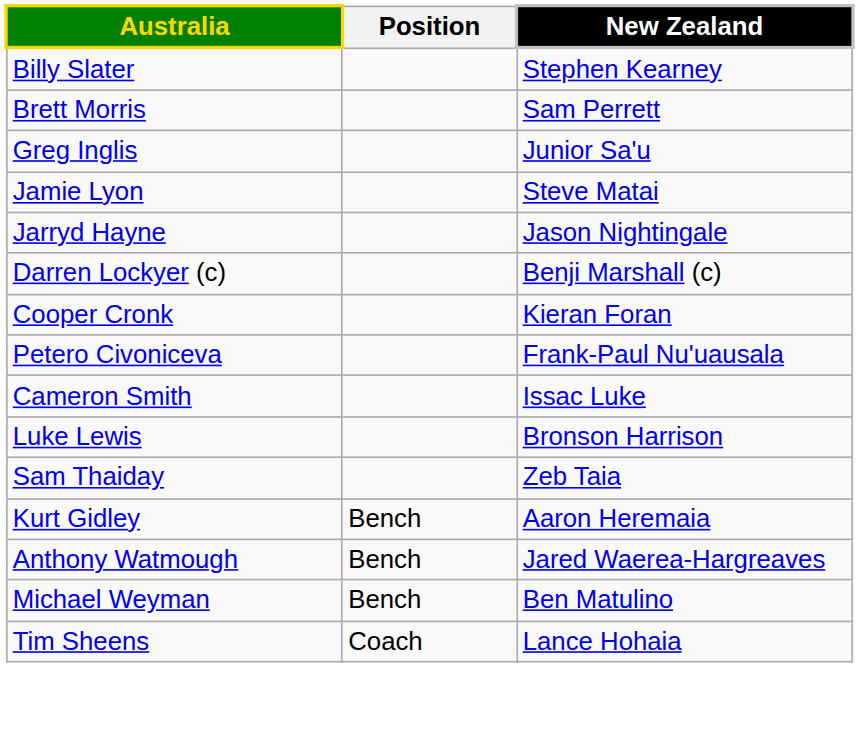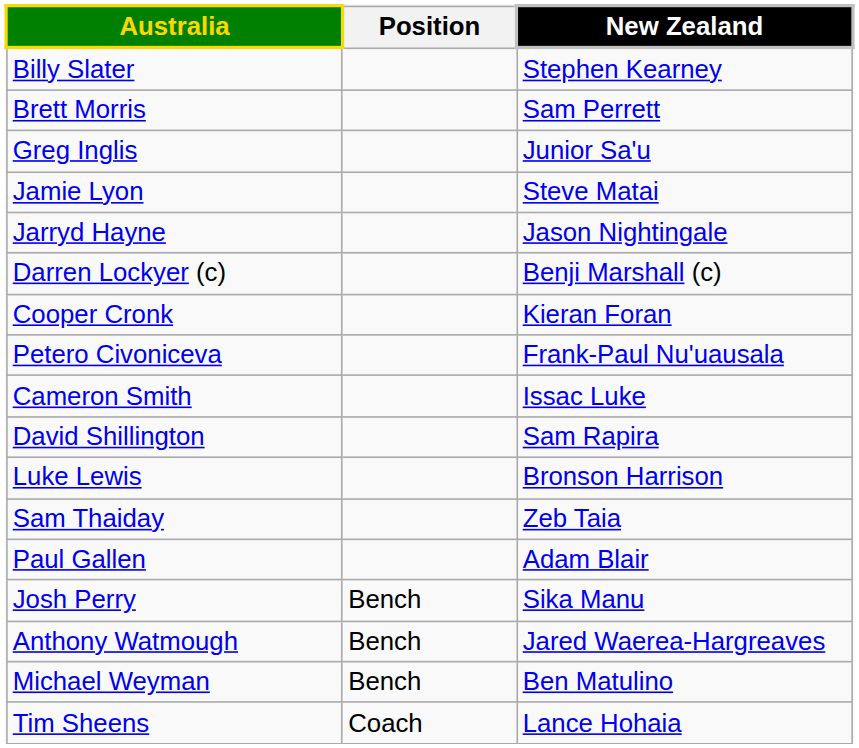+ row: (109, 436)
+ row: (79, 559)
- row: (76, 518)
+ row: (74, 600)
